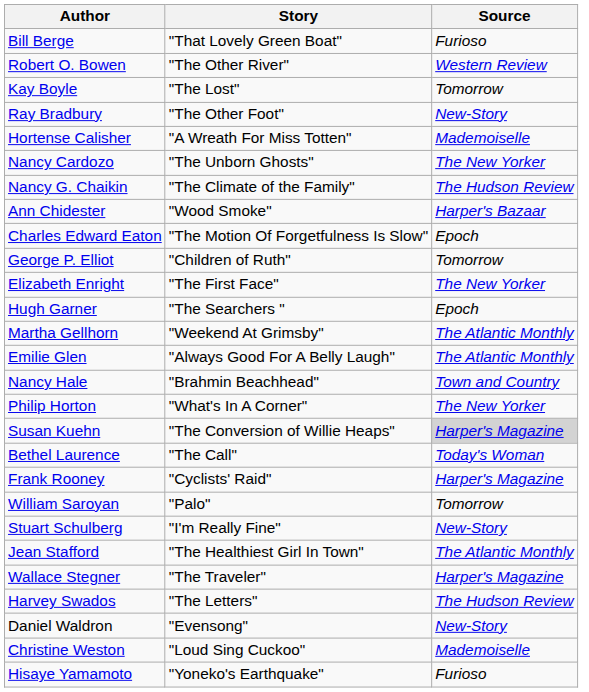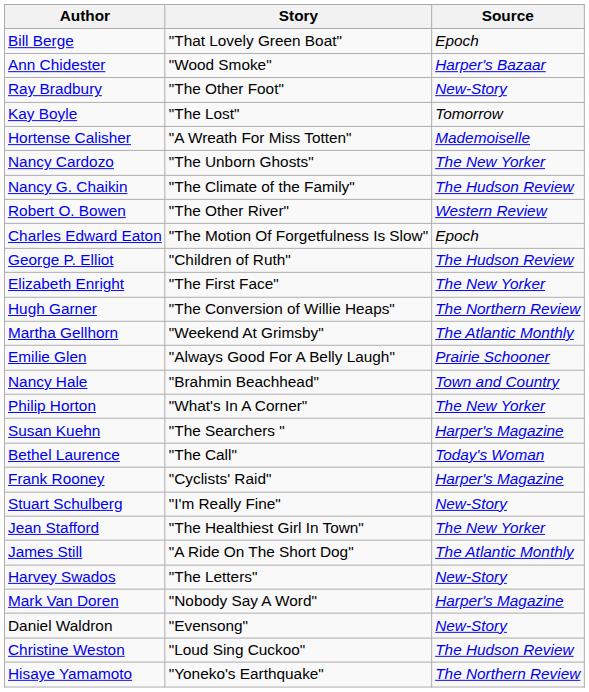(461, 41) Furioso -> (457, 41) Epoch
rows swapped: (67, 65) <-> (57, 211)
rows swapped: (43, 89) <-> (55, 114)
(469, 260) Tomorrow -> (504, 260) The Hudson Review
(227, 308) "The Searchers " -> (282, 308) "The Conversion of Willie Heaps"
(457, 308) Epoch -> (508, 308) The Northern Review
(504, 357) The Atlantic Monthly -> (492, 357) Prairie Schooner
(282, 430) "The Conversion of Willie Heaps" -> (227, 430) "The Searchers "
(499, 430) lightgrey background -> (499, 430) no background
- row: (64, 503)
(504, 552) The Atlantic Monthly -> (490, 528) The New Yorker
- row: (64, 576)
+ row: (45, 552)
(504, 601) The Hudson Review -> (471, 576) New-Story
+ row: (63, 601)
(483, 650) Mademoiselle -> (504, 650) The Hudson Review
(461, 674) Furioso -> (508, 674) The Northern Review
